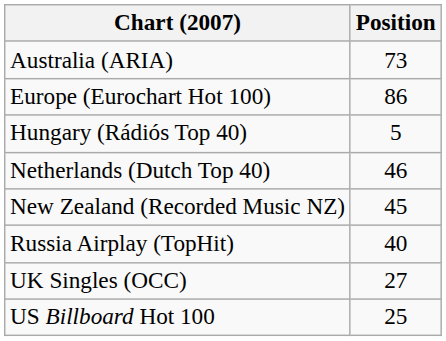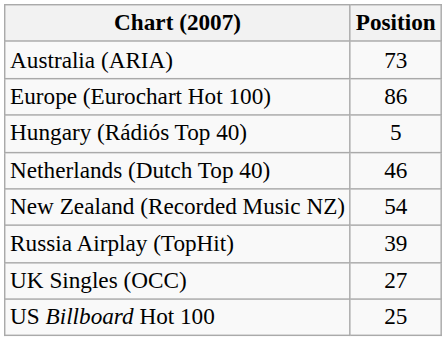(396, 206) 45 -> (396, 206) 54
(396, 243) 40 -> (396, 243) 39
